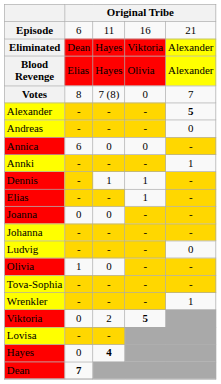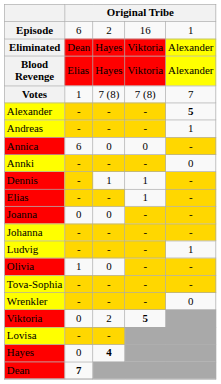(109, 30) 11 -> (109, 30) 2
(191, 30) 21 -> (191, 30) 1
(141, 71) Olivia -> (145, 71) Viktoria
(79, 94) 8 -> (79, 94) 1
(145, 94) 0 -> (145, 94) 7 (8)
(191, 128) 0 -> (191, 128) 1
(191, 163) 1 -> (191, 163) 0
(191, 249) 0 -> (191, 249) 1
(191, 301) 1 -> (191, 301) 0
